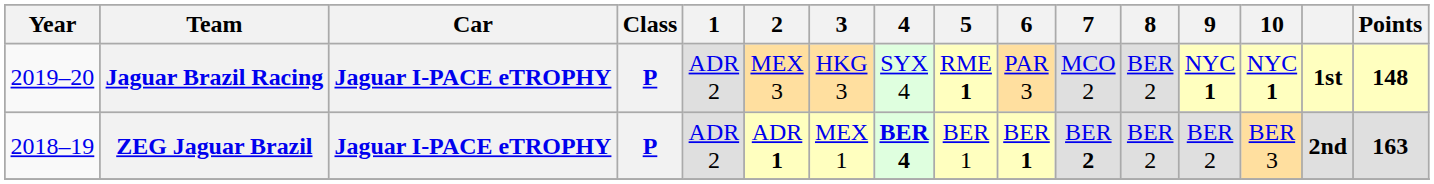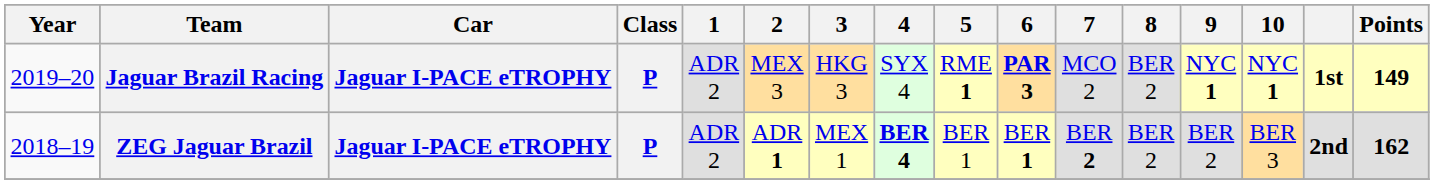(1026, 77) normal -> (1027, 77) bold
(1390, 77) 148 -> (1391, 77) 149
(1390, 145) 163 -> (1391, 145) 162
